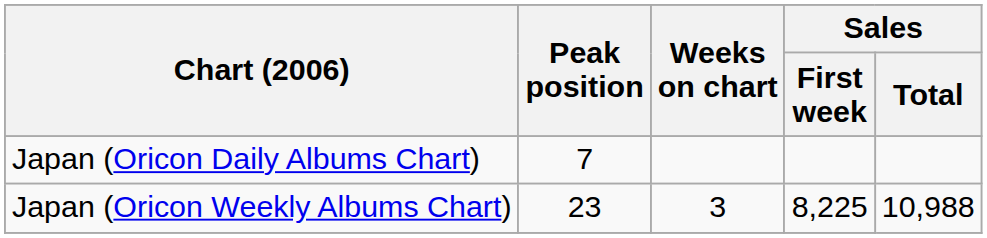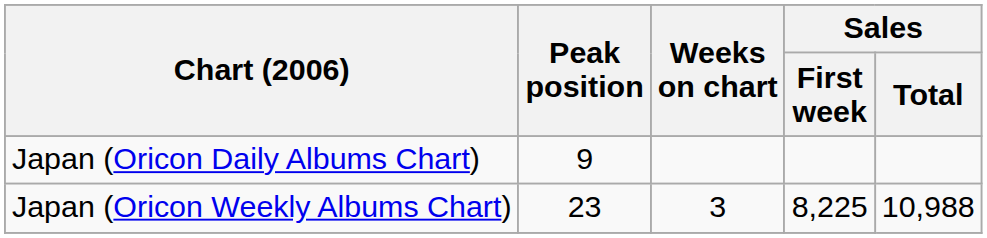(585, 159) 7 -> (585, 159) 9
